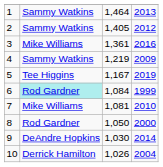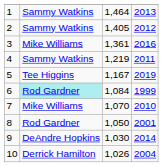(145, 59) 2009 -> (145, 59) 2011
(117, 106) 1,081 -> (117, 106) 1,070
(145, 122) 2000 -> (145, 122) 2001
